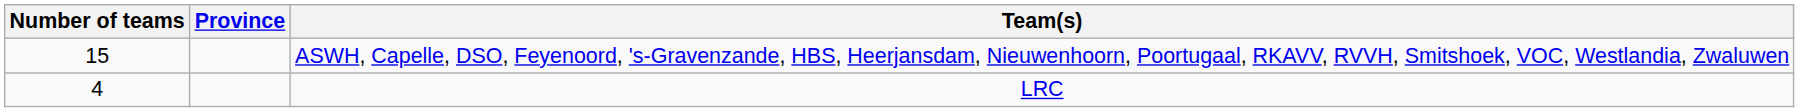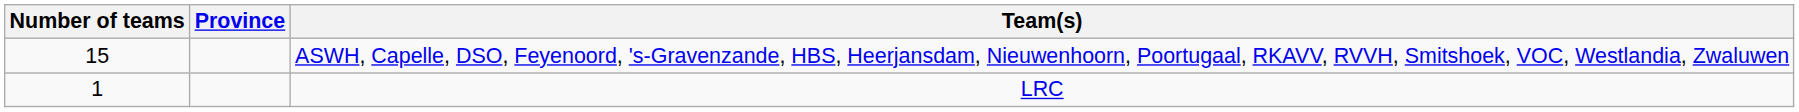(97, 89) 4 -> (97, 89) 1
